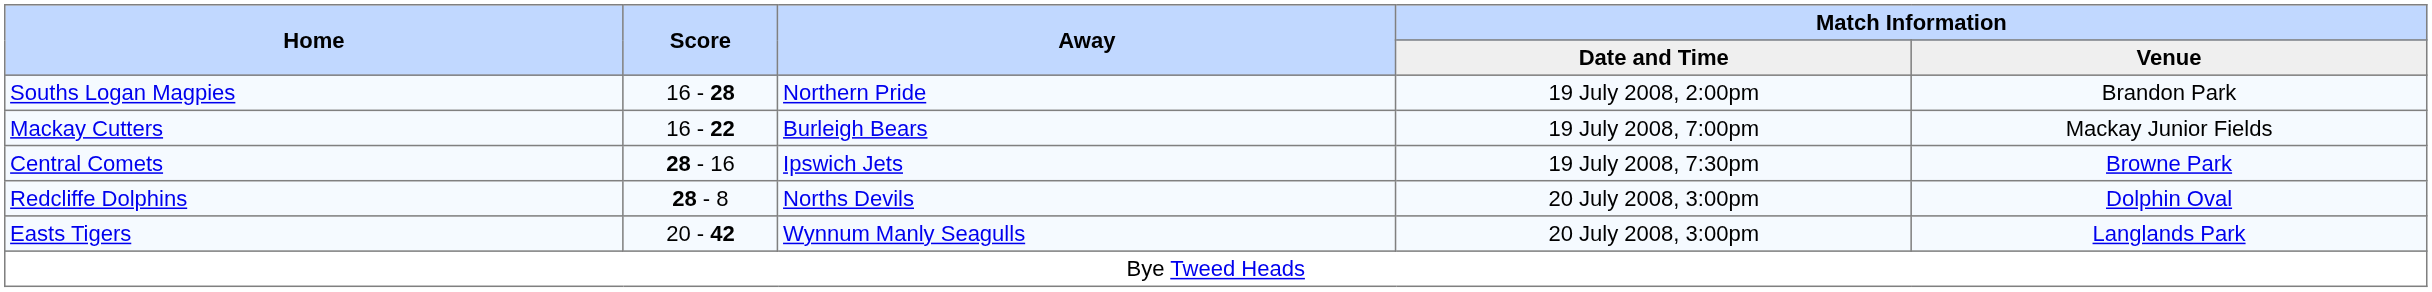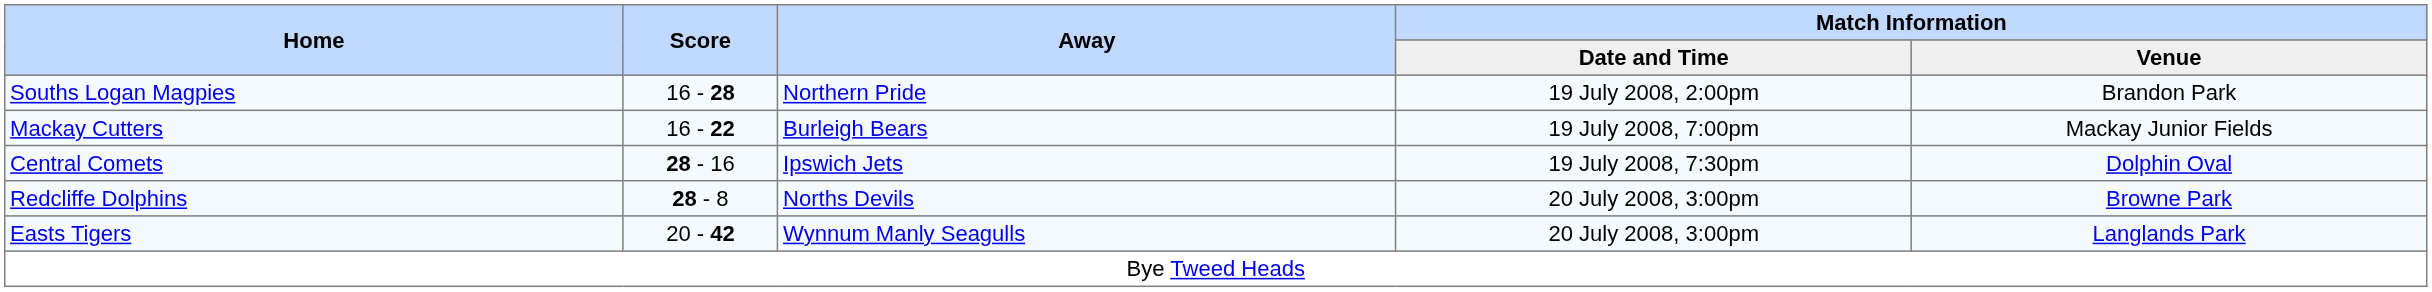(2169, 163) Browne Park -> (2169, 163) Dolphin Oval
(2169, 198) Dolphin Oval -> (2169, 198) Browne Park
